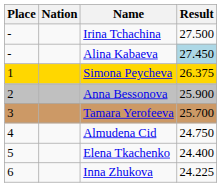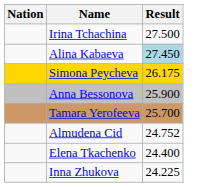- column: (21, 14)
(197, 73) 26.375 -> (163, 73) 26.175
(197, 133) 24.750 -> (163, 133) 24.752
